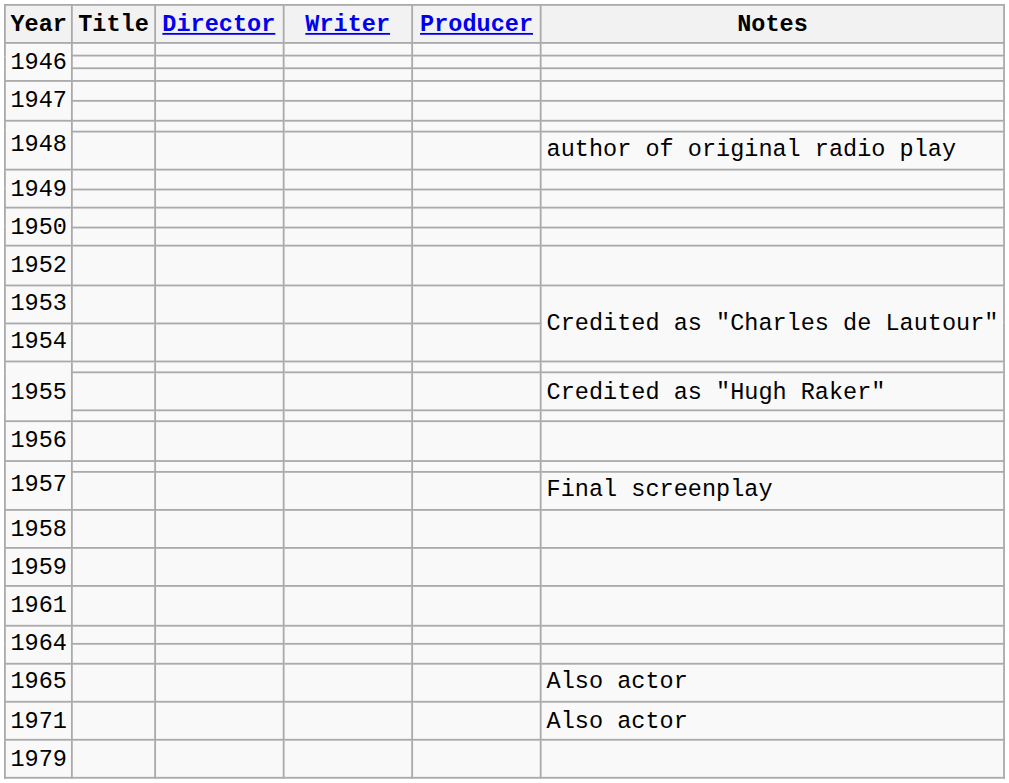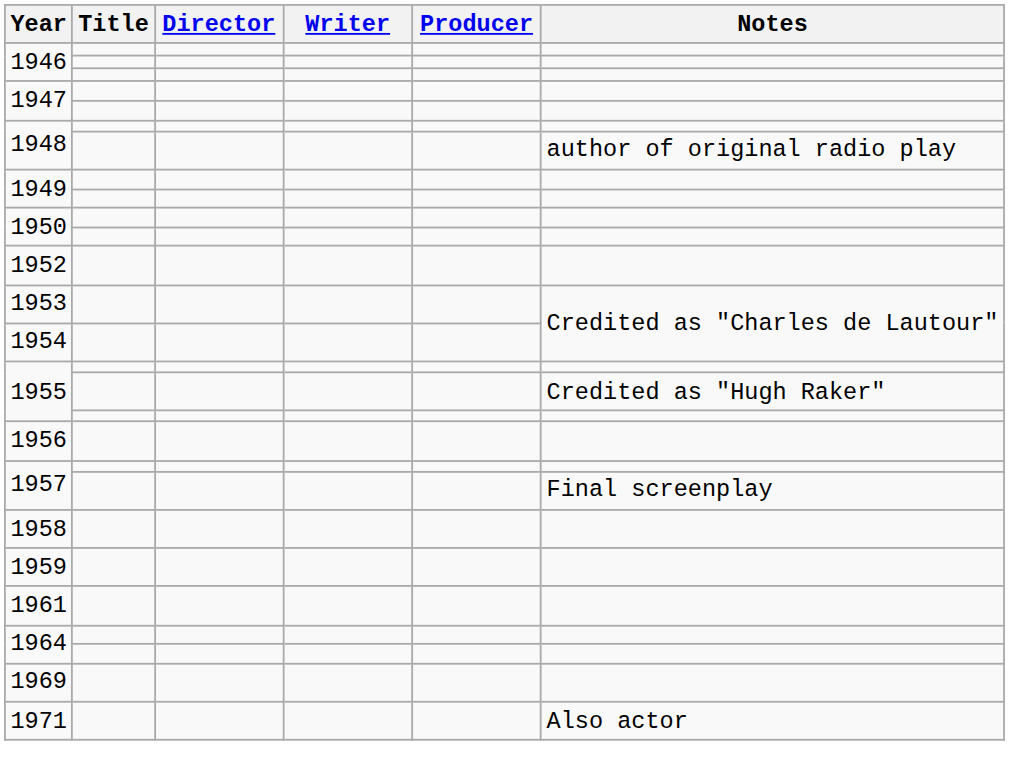- row: (39, 682)
+ row: (39, 682)
- row: (39, 759)
